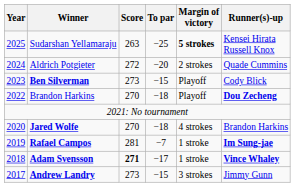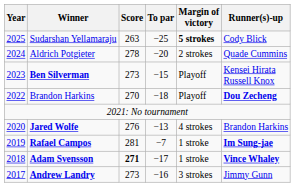(250, 44) Kensei Hirata Russell Knox -> (245, 39) Cody Blick
(132, 65) 272 -> (132, 54) 278
(245, 81) Cody Blick -> (250, 75) Kensei Hirata Russell Knox
(132, 128) 270 -> (132, 128) 276
(161, 128) −18 -> (161, 128) −13
(161, 174) −15 -> (161, 174) −16
